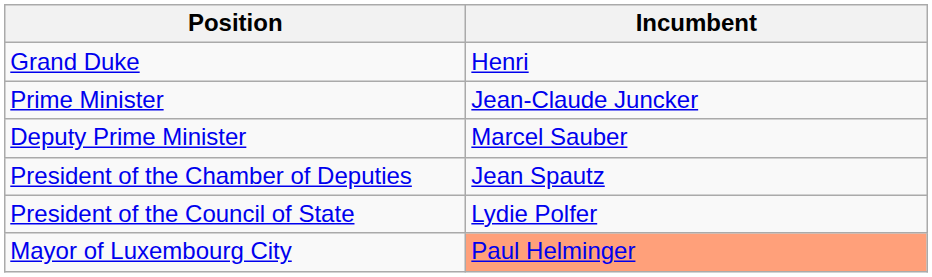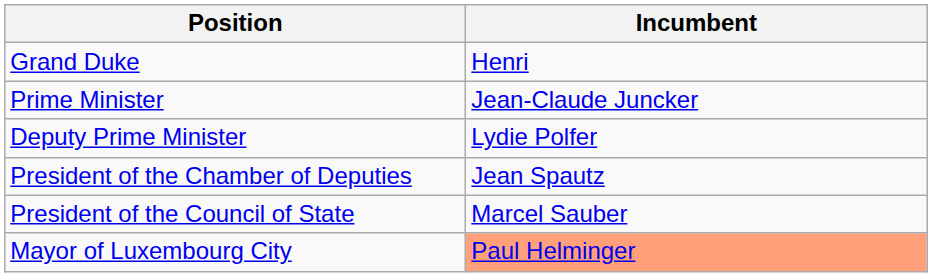(549, 137) Marcel Sauber -> (534, 137) Lydie Polfer
(534, 213) Lydie Polfer -> (549, 213) Marcel Sauber
